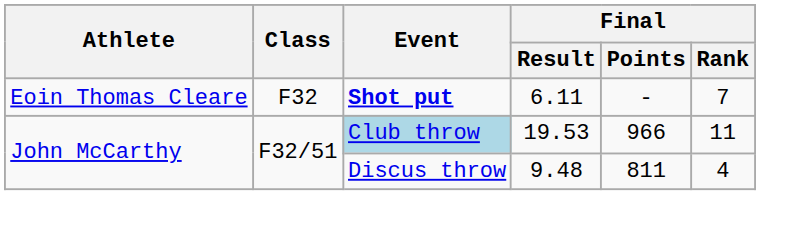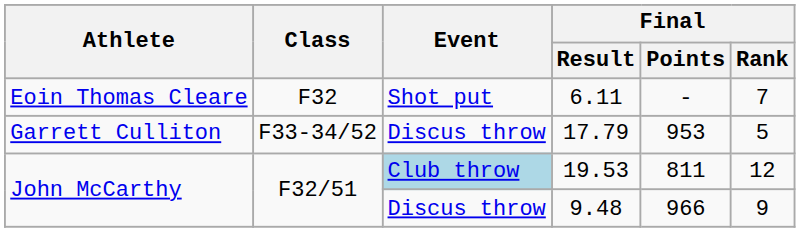(401, 97) bold -> (440, 97) normal
+ row: (596, 134)
(646, 134) 966 -> (686, 171) 811
(723, 134) 11 -> (762, 171) 12
(646, 171) 811 -> (686, 208) 966
(723, 171) 4 -> (762, 208) 9
